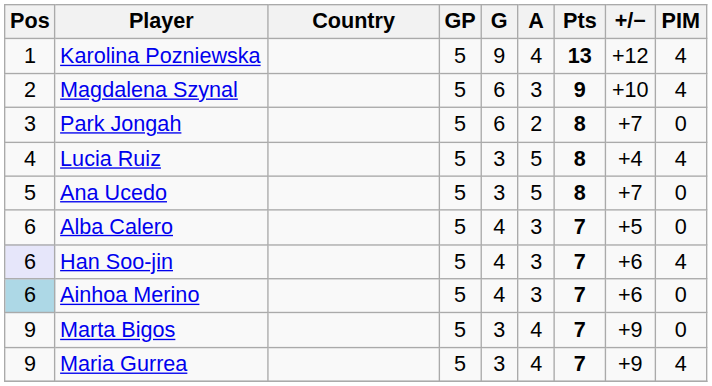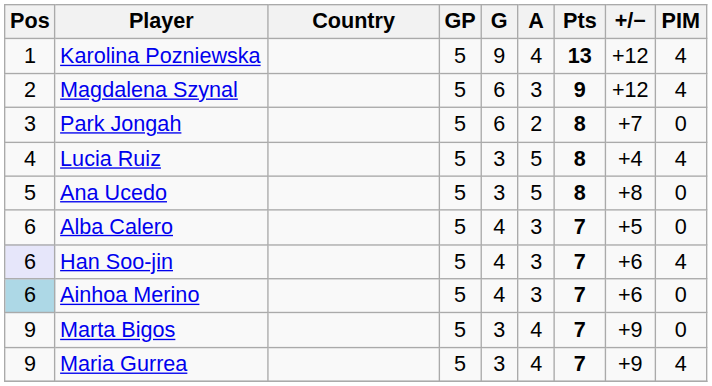(630, 90) +10 -> (630, 90) +12
(630, 192) +7 -> (630, 192) +8
